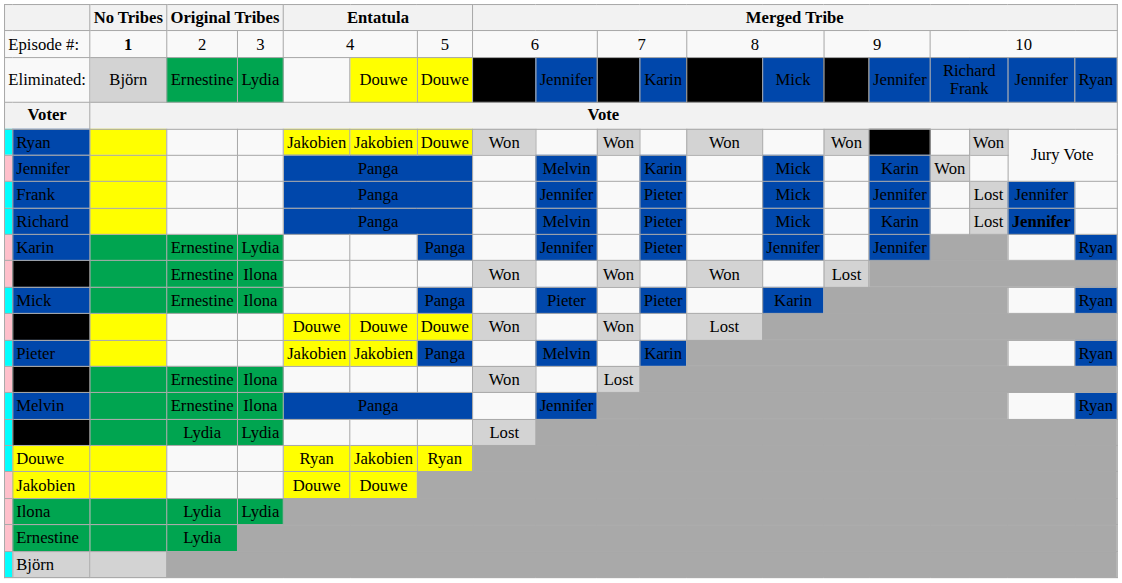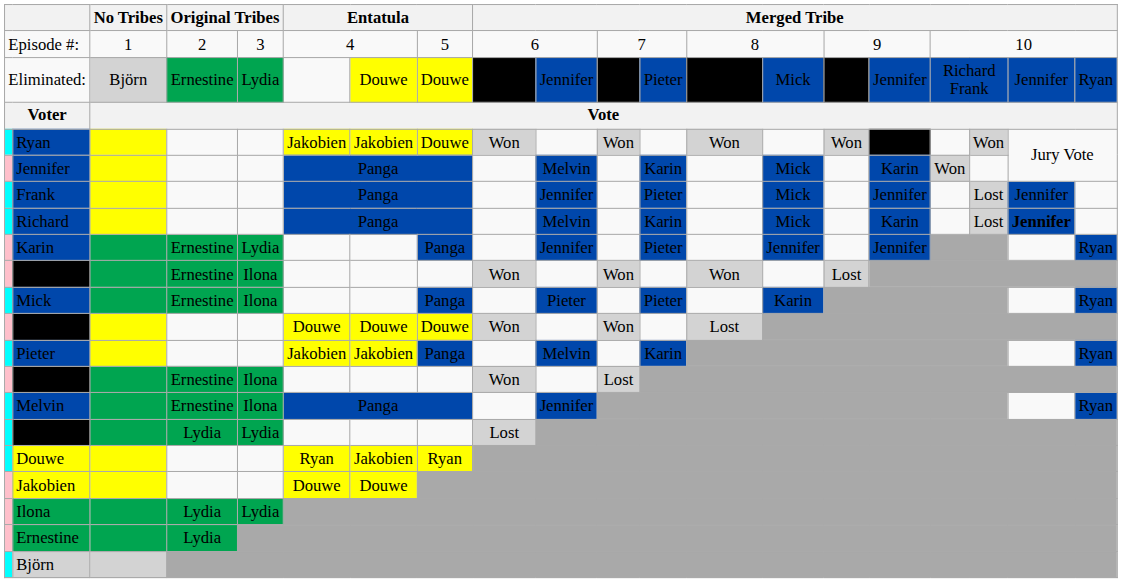(128, 44) bold -> (128, 44) normal
(663, 79) Karin -> (663, 79) Pieter
(663, 221) Pieter -> (663, 221) Karin
